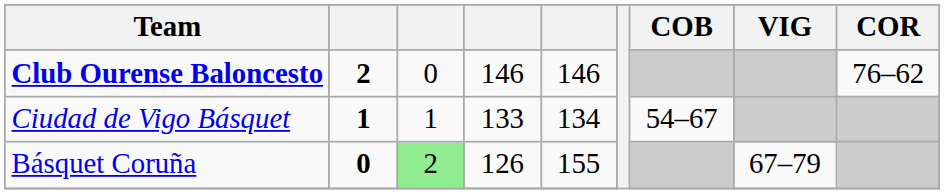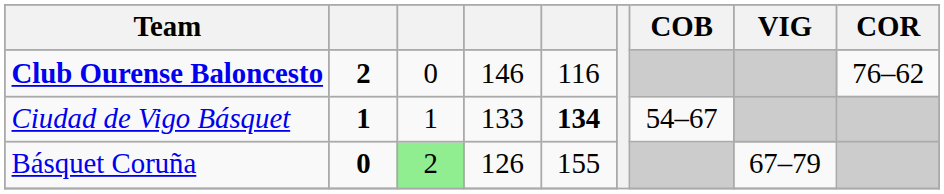(579, 73) 146 -> (579, 73) 116
(579, 118) normal -> (579, 118) bold
